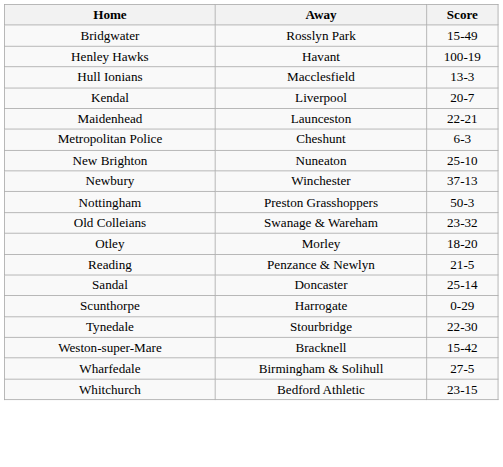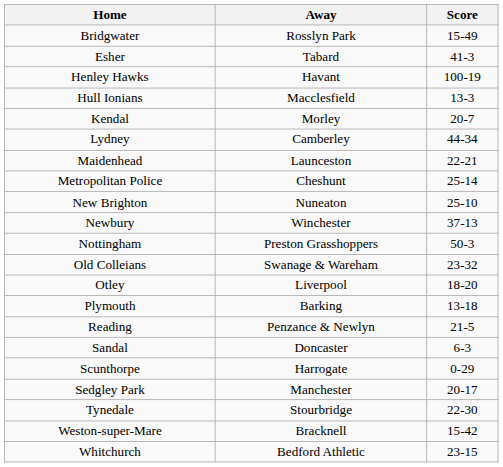+ row: (110, 56)
(321, 98) Liverpool -> (321, 118) Morley
+ row: (110, 139)
(462, 139) 6-3 -> (462, 181) 25-14
(321, 243) Morley -> (321, 285) Liverpool
+ row: (110, 306)
(462, 285) 25-14 -> (462, 347) 6-3
+ row: (110, 389)
- row: (110, 368)
